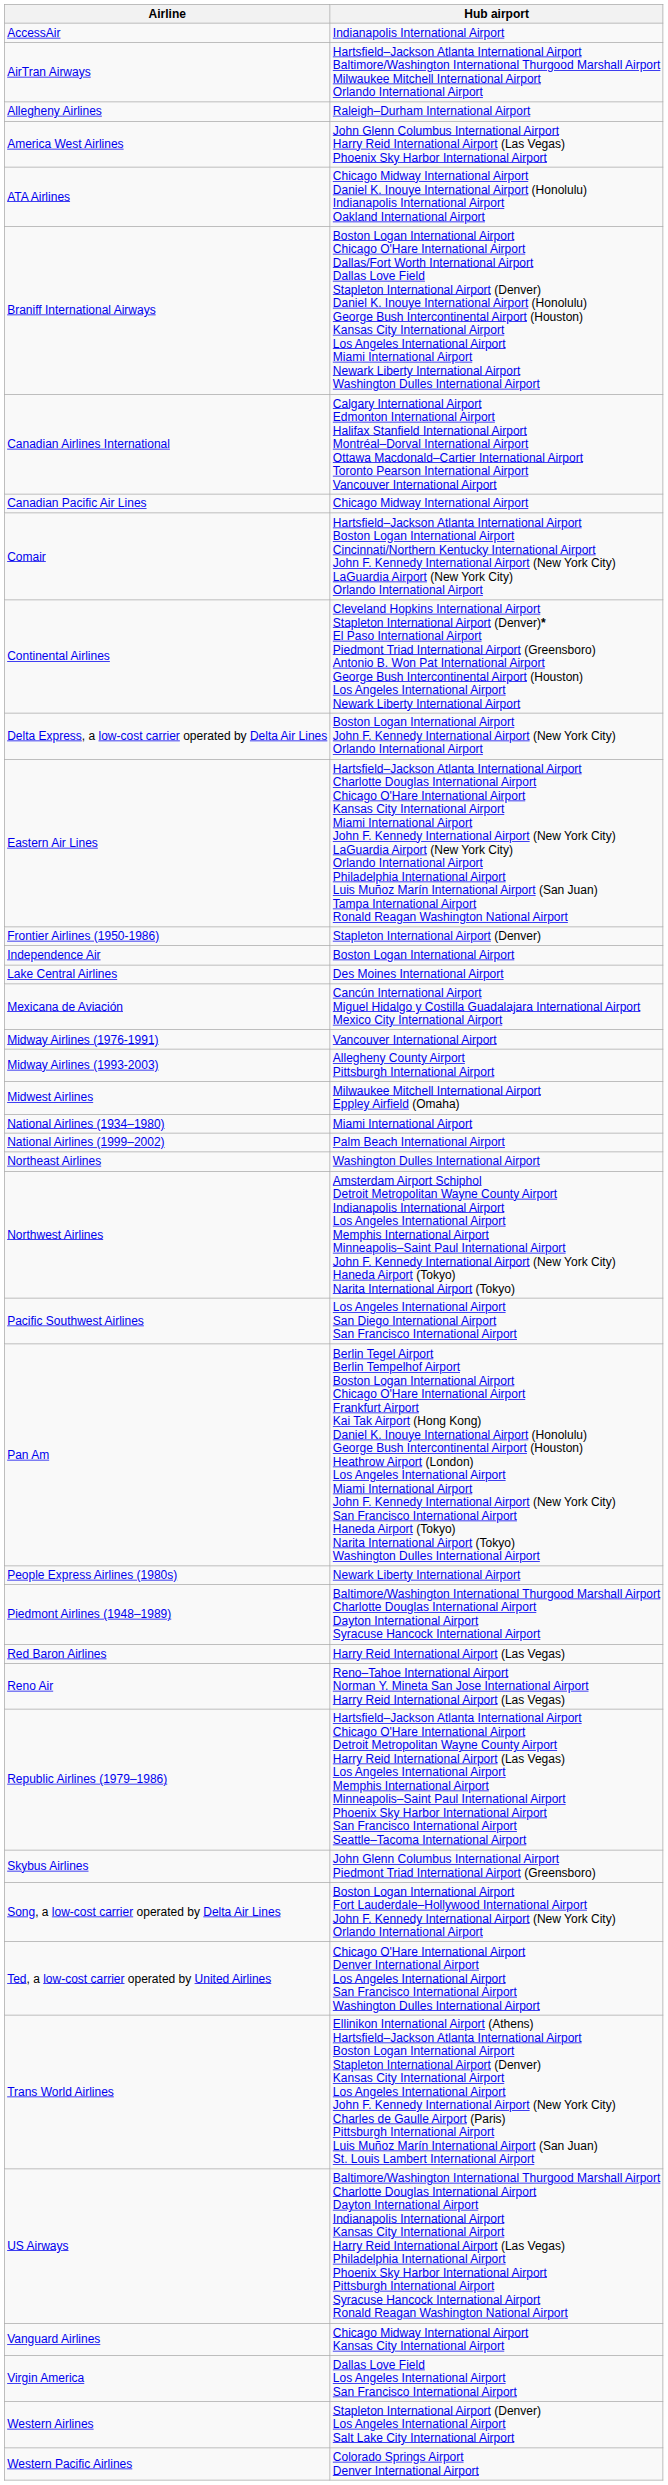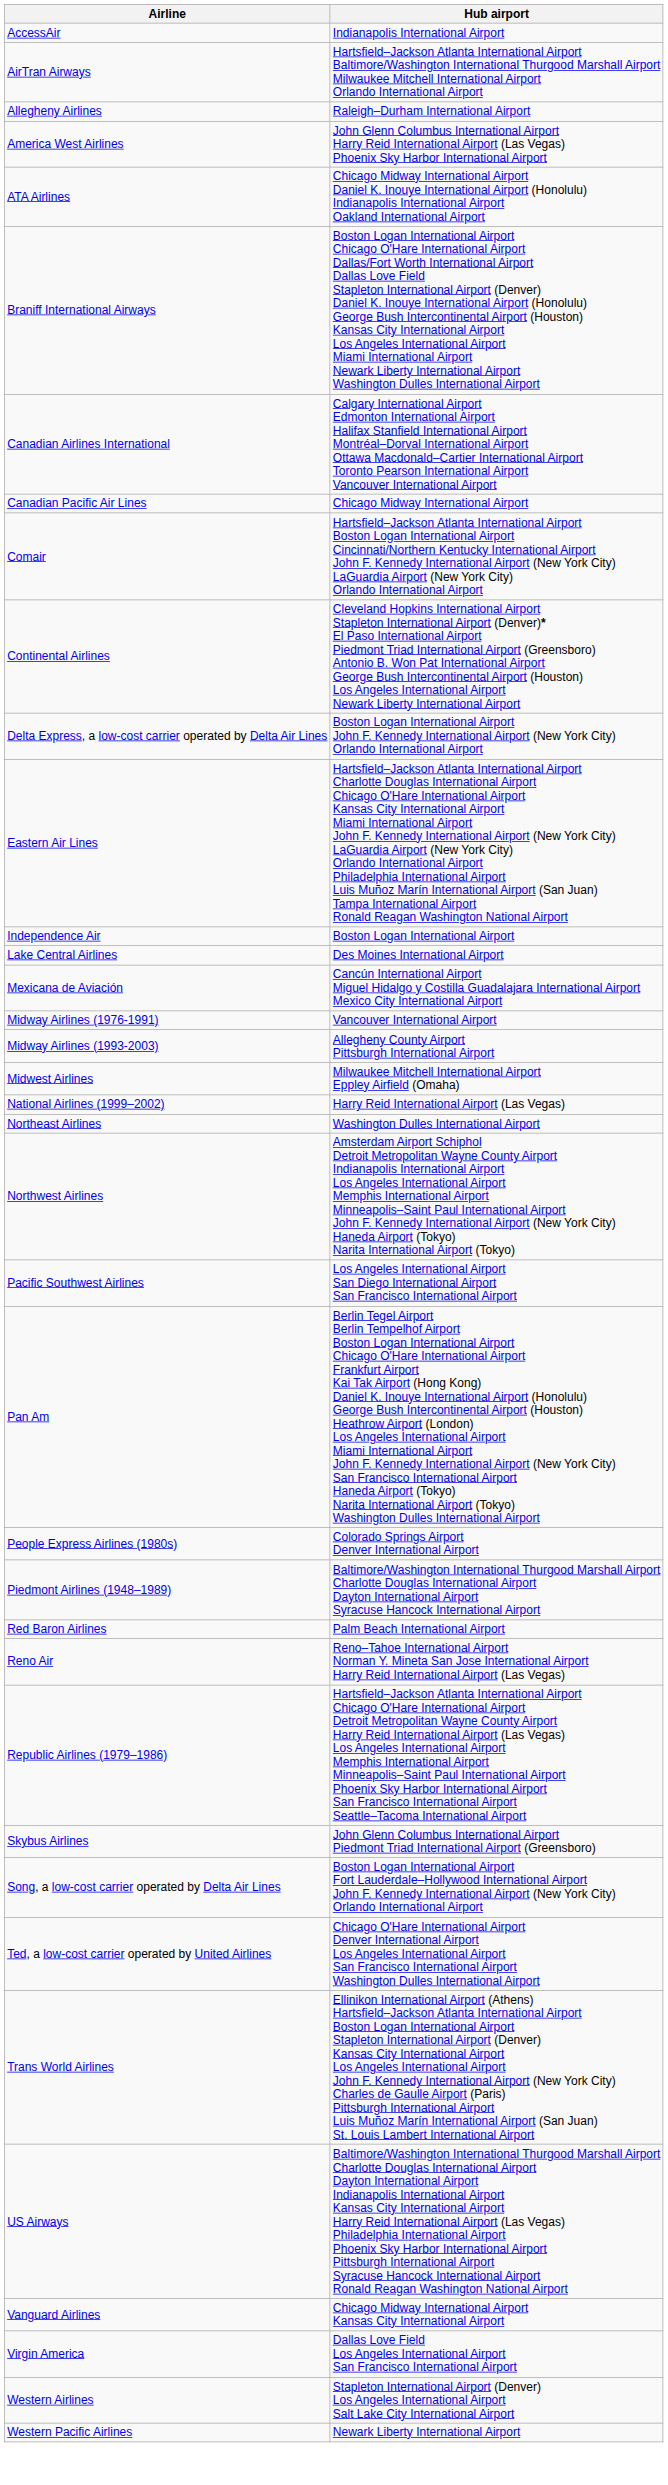- row: (83, 936)
- row: (86, 1123)
(419, 1142) Palm Beach International Airport -> (449, 1104) Harry Reid International Airport (Las Vegas)
(427, 1575) Newark Liberty International Airport -> (406, 1544) Colorado Springs Airport Denver International Airport
(449, 1653) Harry Reid International Airport (Las Vegas) -> (419, 1629) Palm Beach International Airport
(406, 2463) Colorado Springs Airport Denver International Airport -> (427, 2432) Newark Liberty International Airport
